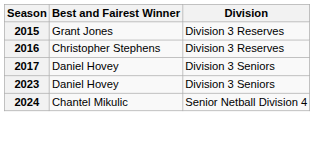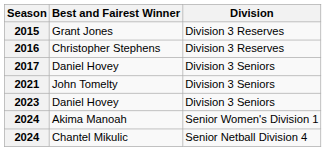+ row: (27, 84)
+ row: (27, 119)
